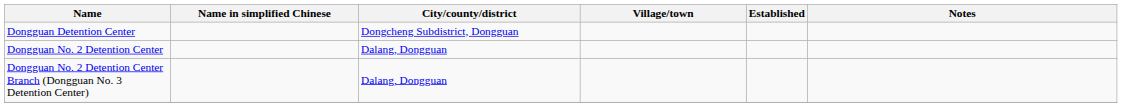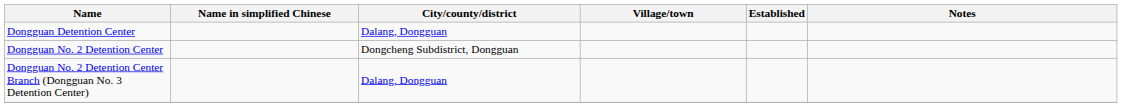(440, 31) Dongcheng Subdistrict, Dongguan -> (404, 31) Dalang, Dongguan
(404, 49) Dalang, Dongguan -> (440, 49) Dongcheng Subdistrict, Dongguan
